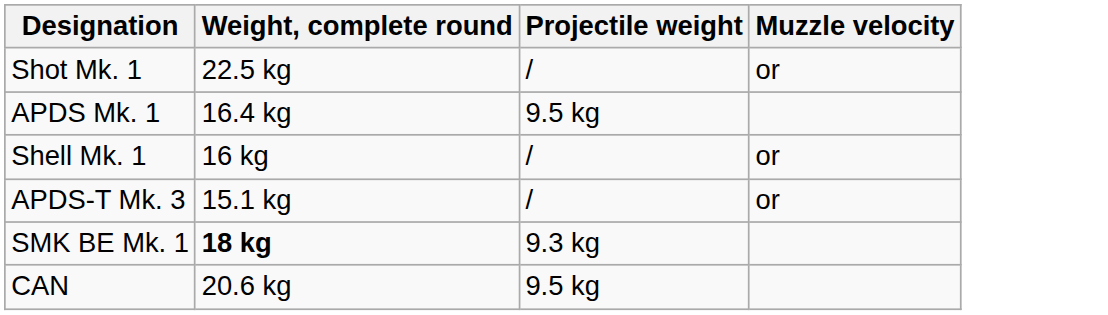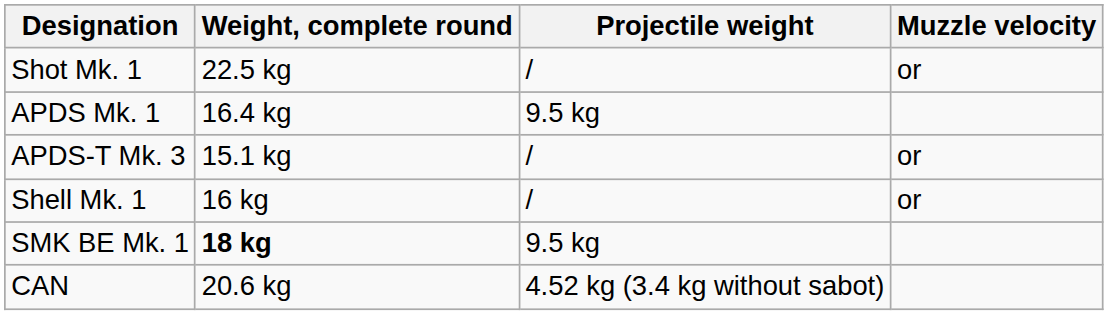rows swapped: (98, 199) <-> (79, 156)
(563, 243) 9.3 kg -> (563, 243) 9.5 kg
(563, 286) 9.5 kg -> (705, 286) 4.52 kg (3.4 kg without sabot)
